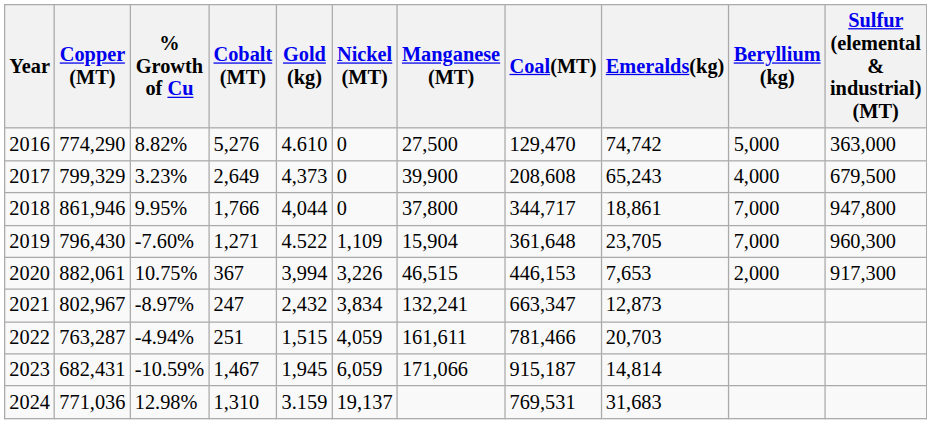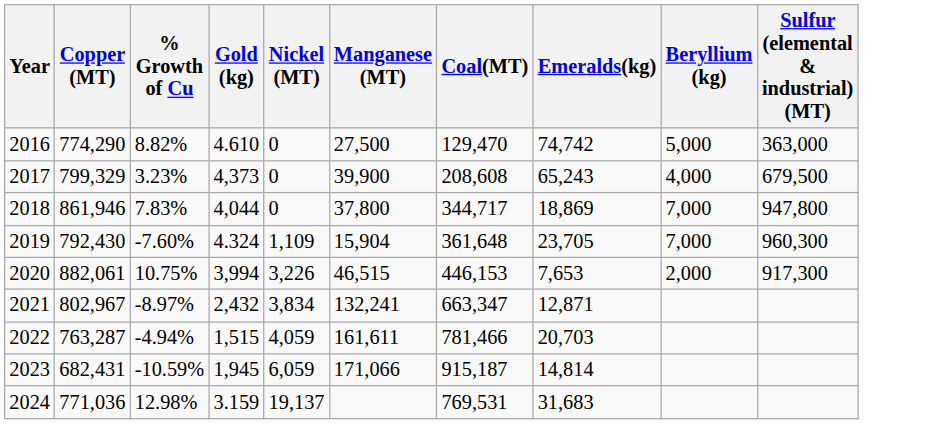- column: (243, 66)
(161, 208) 9.95% -> (161, 208) 7.83%
(634, 208) 18,861 -> (566, 208) 18,869
(92, 240) 796,430 -> (92, 240) 792,430
(304, 240) 4.522 -> (236, 240) 4.324
(634, 305) 12,873 -> (566, 305) 12,871
